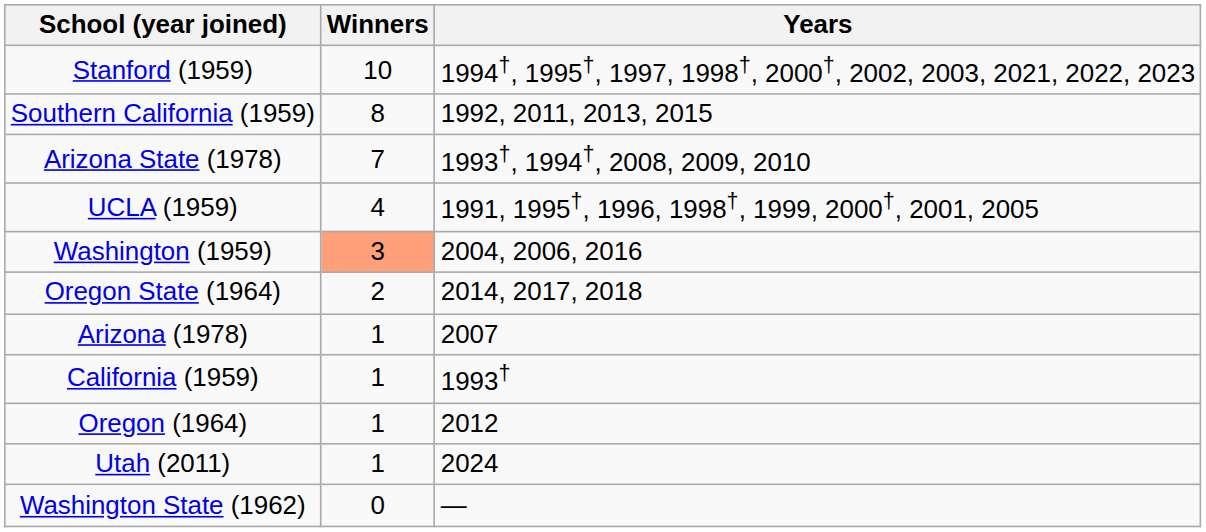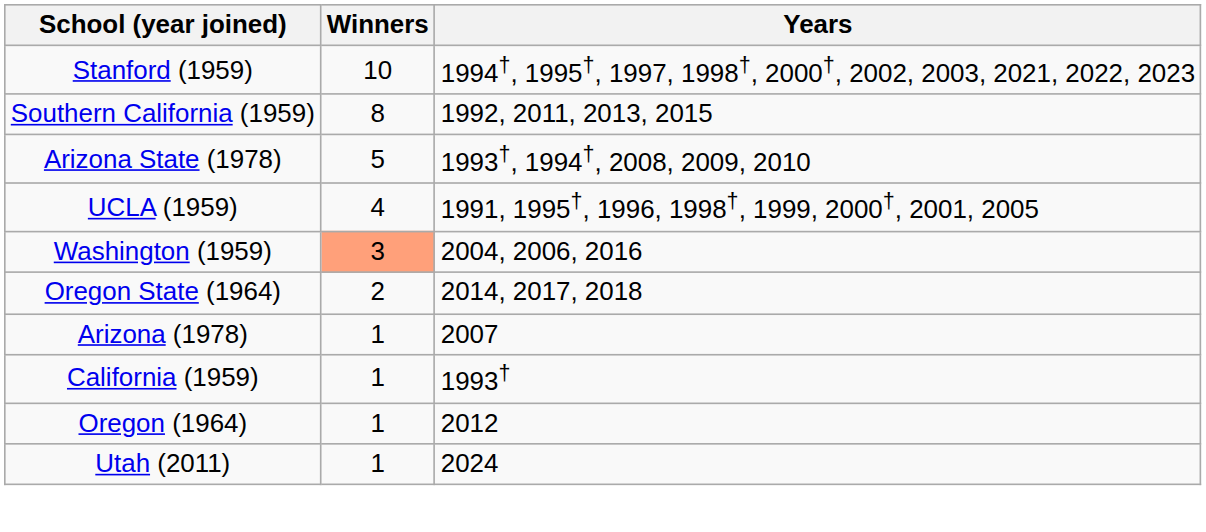(378, 158) 7 -> (378, 158) 5
- row: (163, 505)
